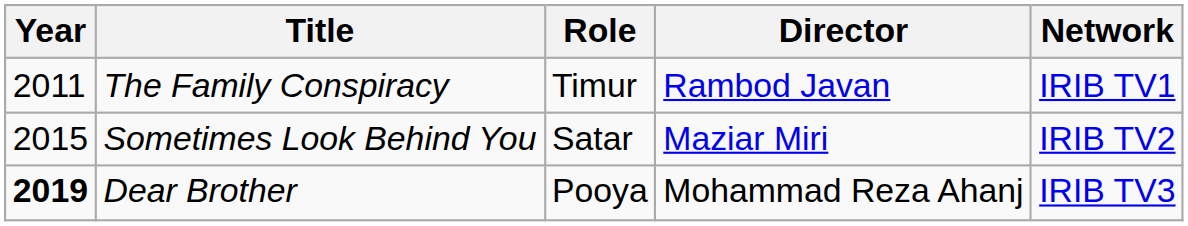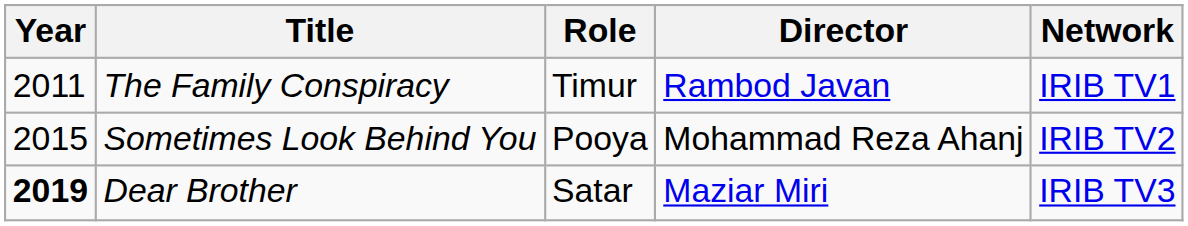(592, 138) Satar -> (600, 138) Pooya
(746, 138) Maziar Miri -> (843, 138) Mohammad Reza Ahanj
(600, 191) Pooya -> (592, 191) Satar
(843, 191) Mohammad Reza Ahanj -> (746, 191) Maziar Miri
